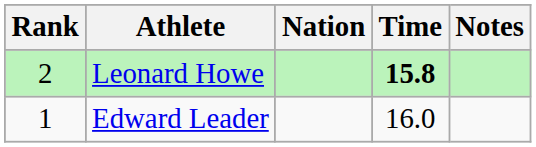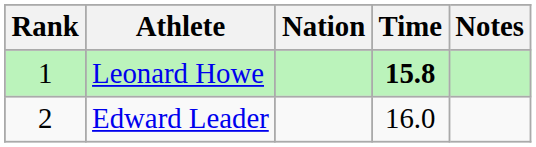(45, 73) 2 -> (45, 73) 1
(45, 118) 1 -> (45, 118) 2
